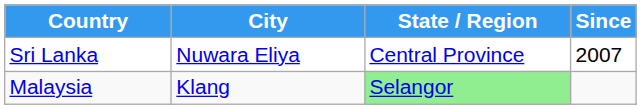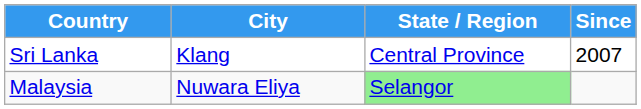(238, 54) Nuwara Eliya -> (203, 54) Klang
(203, 87) Klang -> (238, 87) Nuwara Eliya
